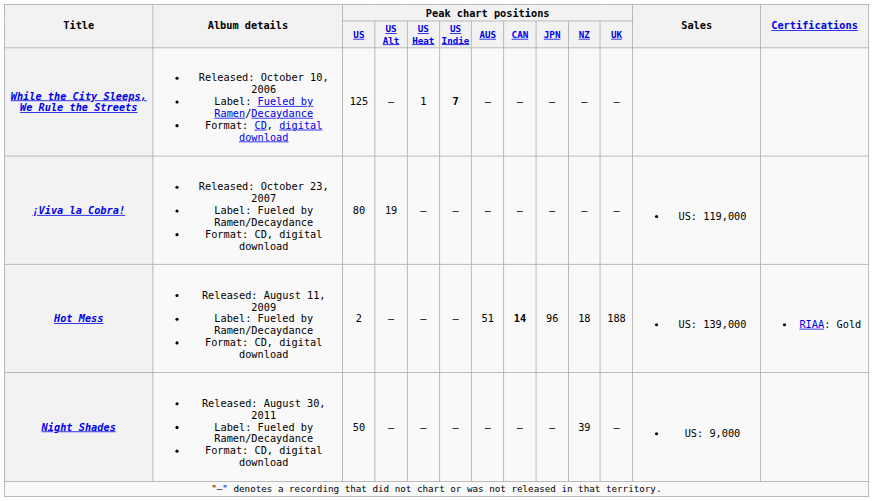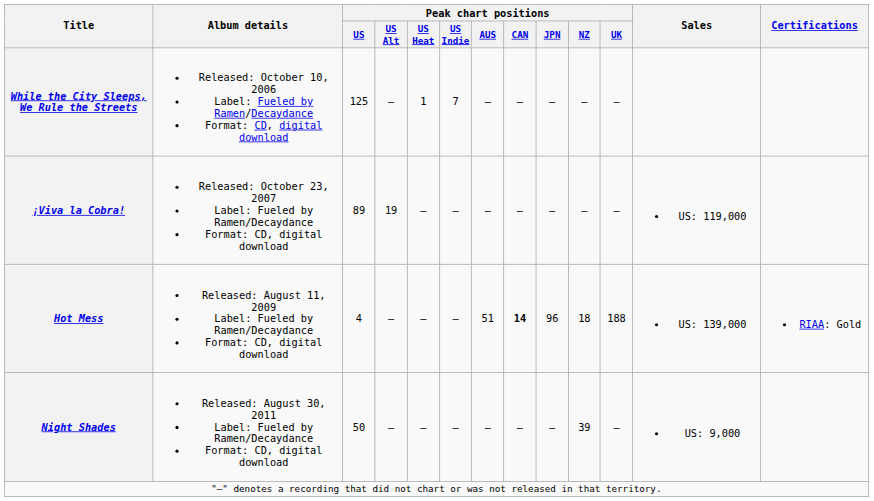(456, 102) bold -> (456, 102) normal
(359, 210) 80 -> (359, 210) 89
(359, 319) 2 -> (359, 319) 4
